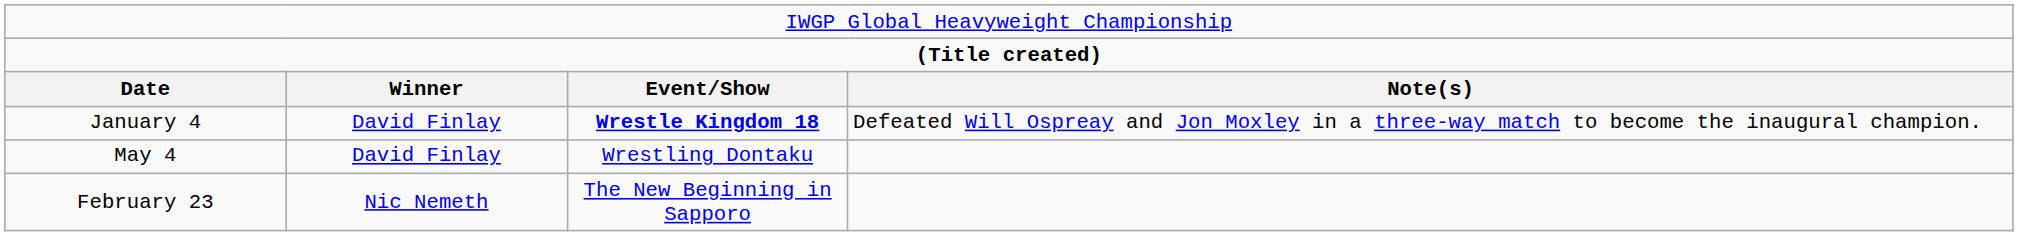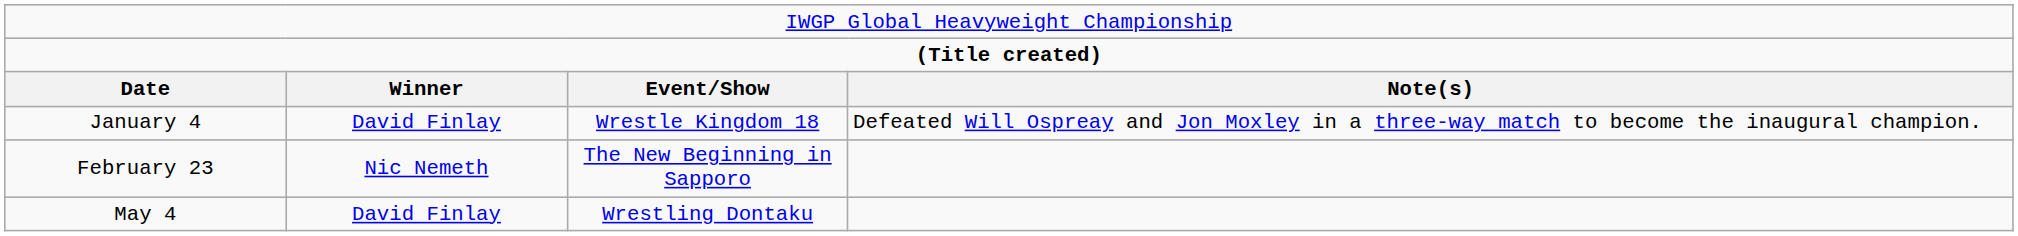(708, 123) bold -> (708, 123) normal
rows swapped: (145, 202) <-> (145, 156)
